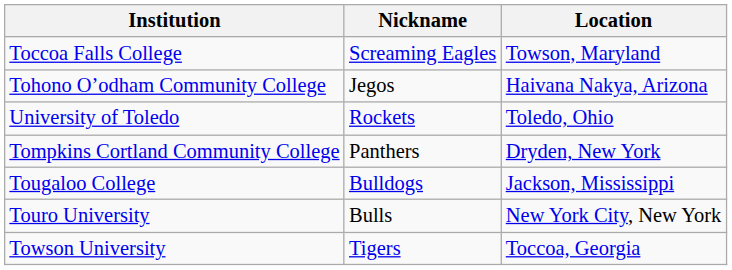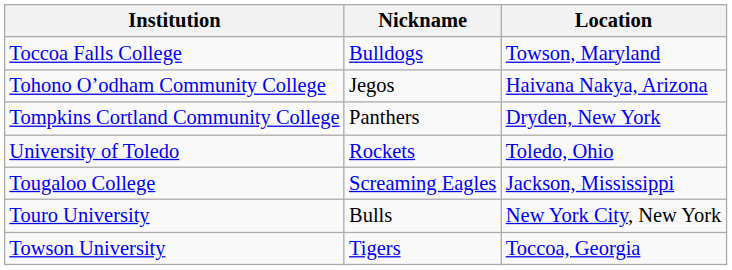(423, 53) Screaming Eagles -> (386, 53) Bulldogs
rows swapped: (94, 118) <-> (174, 150)
(386, 183) Bulldogs -> (423, 183) Screaming Eagles
